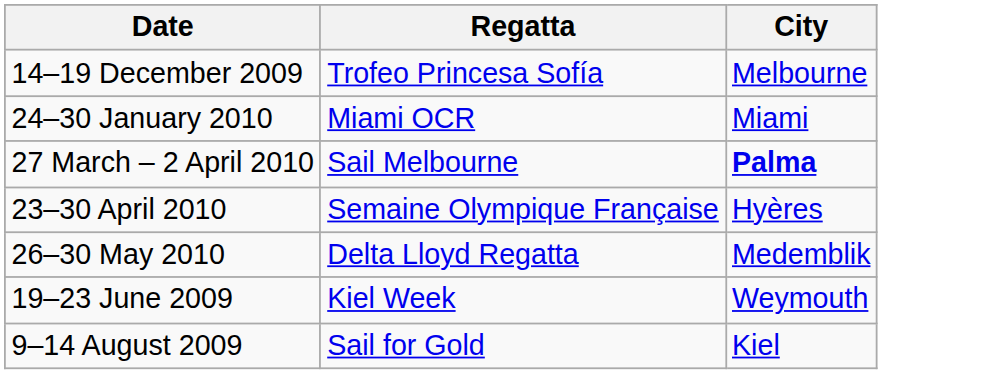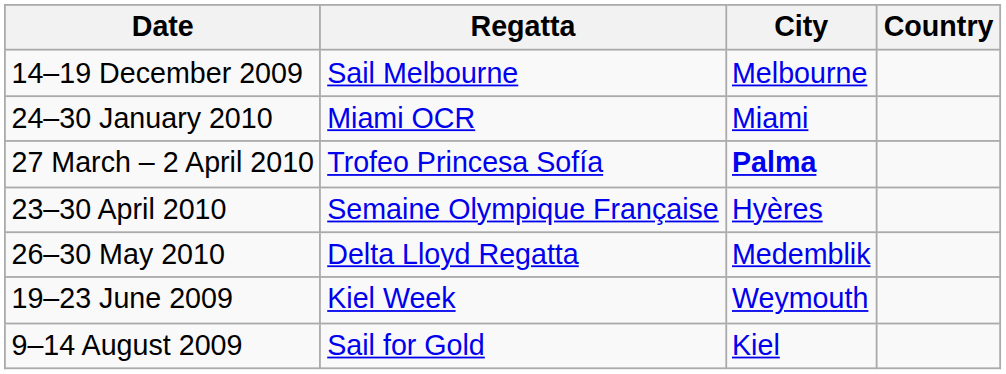+ column: (939, 27)
(465, 72) Trofeo Princesa Sofía -> (423, 72) Sail Melbourne
(423, 163) Sail Melbourne -> (465, 163) Trofeo Princesa Sofía
